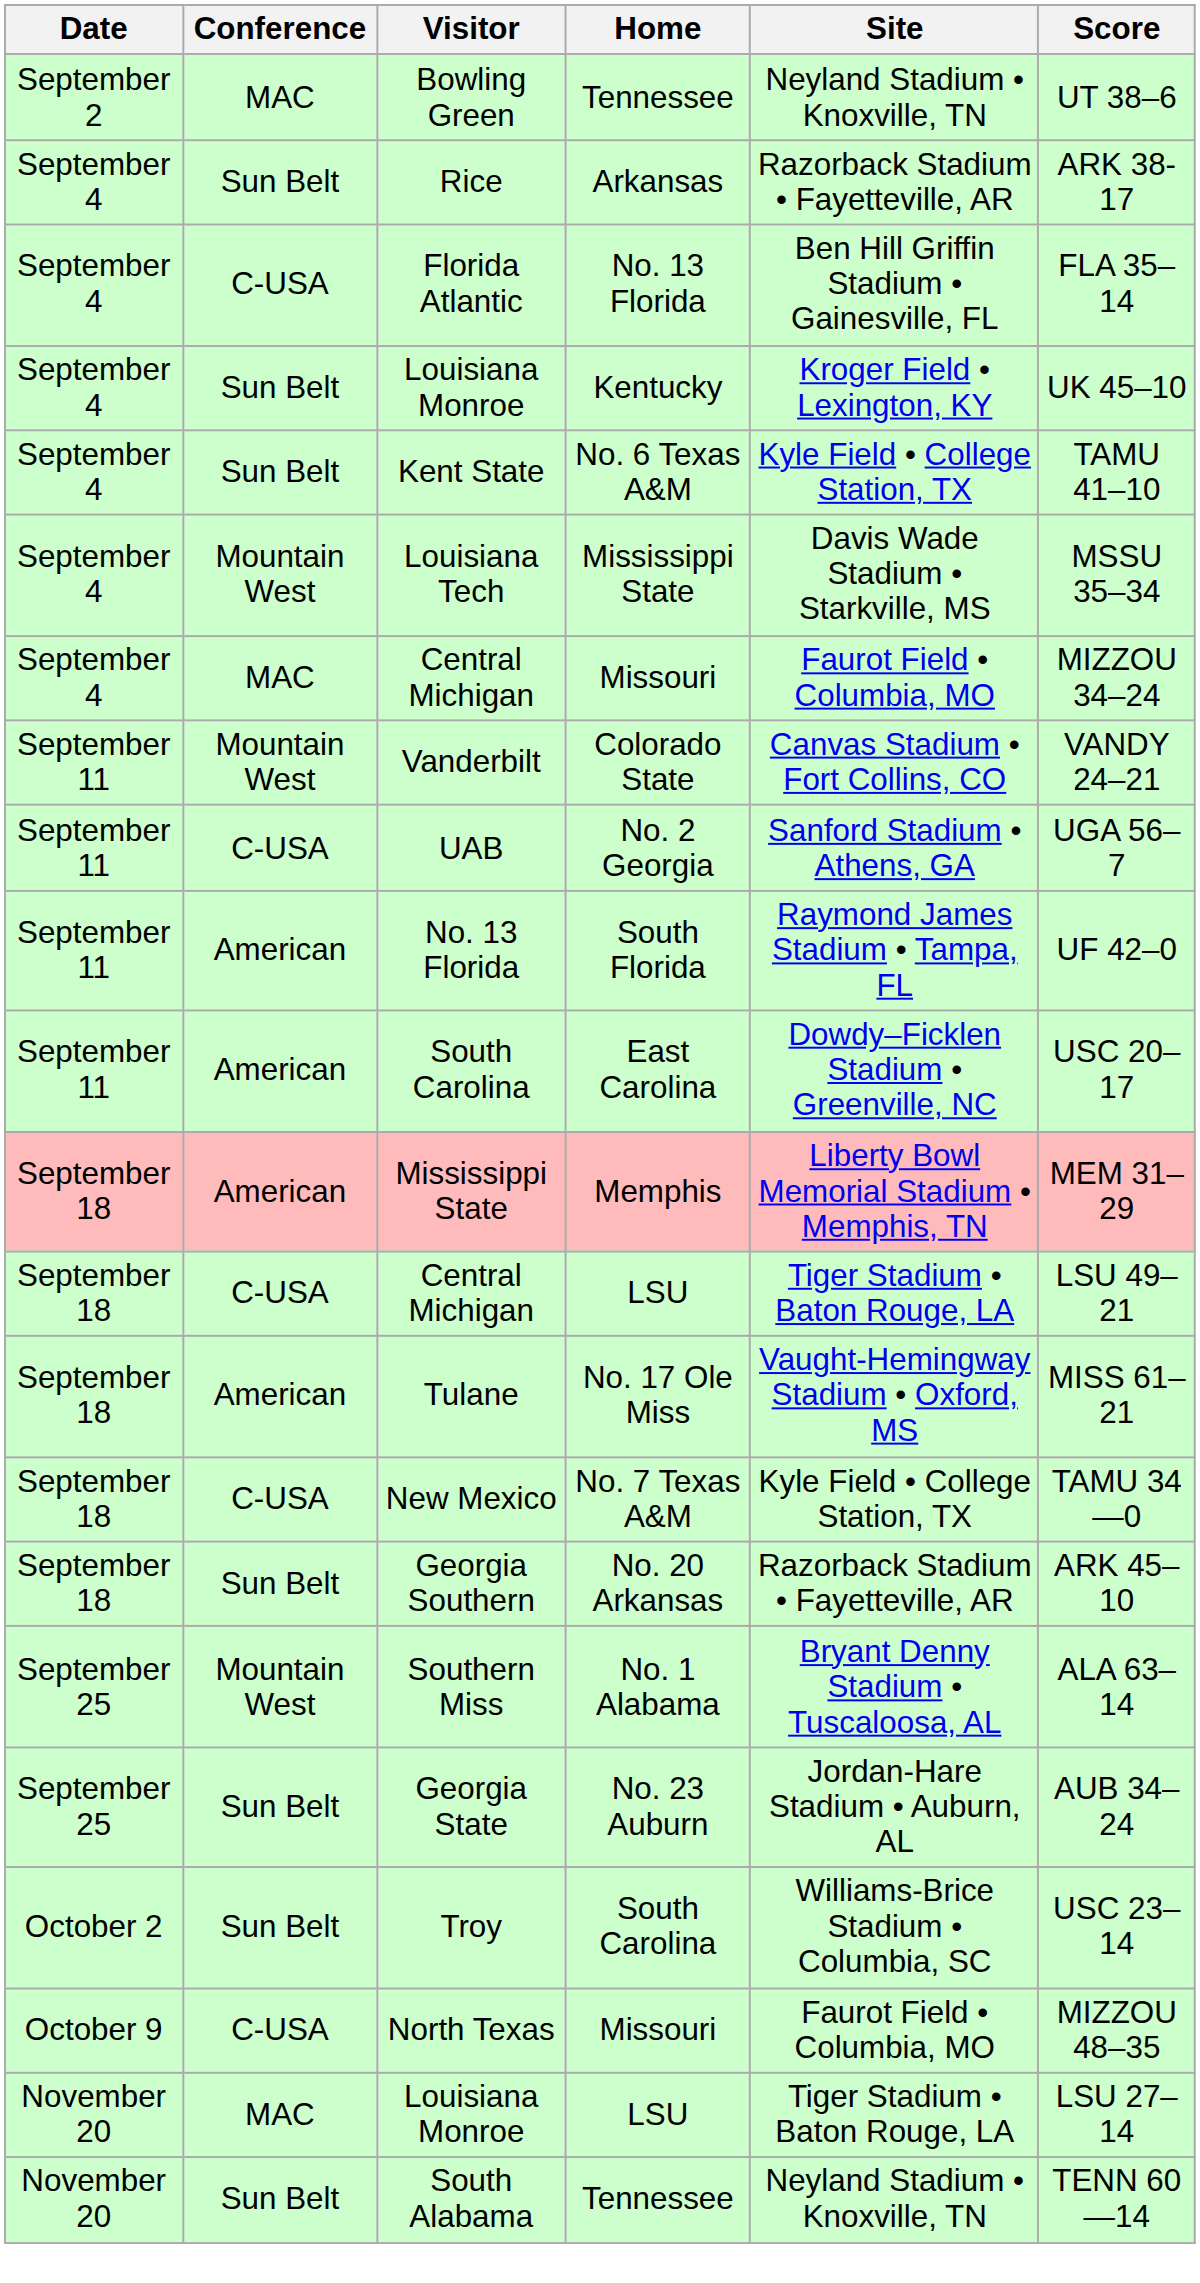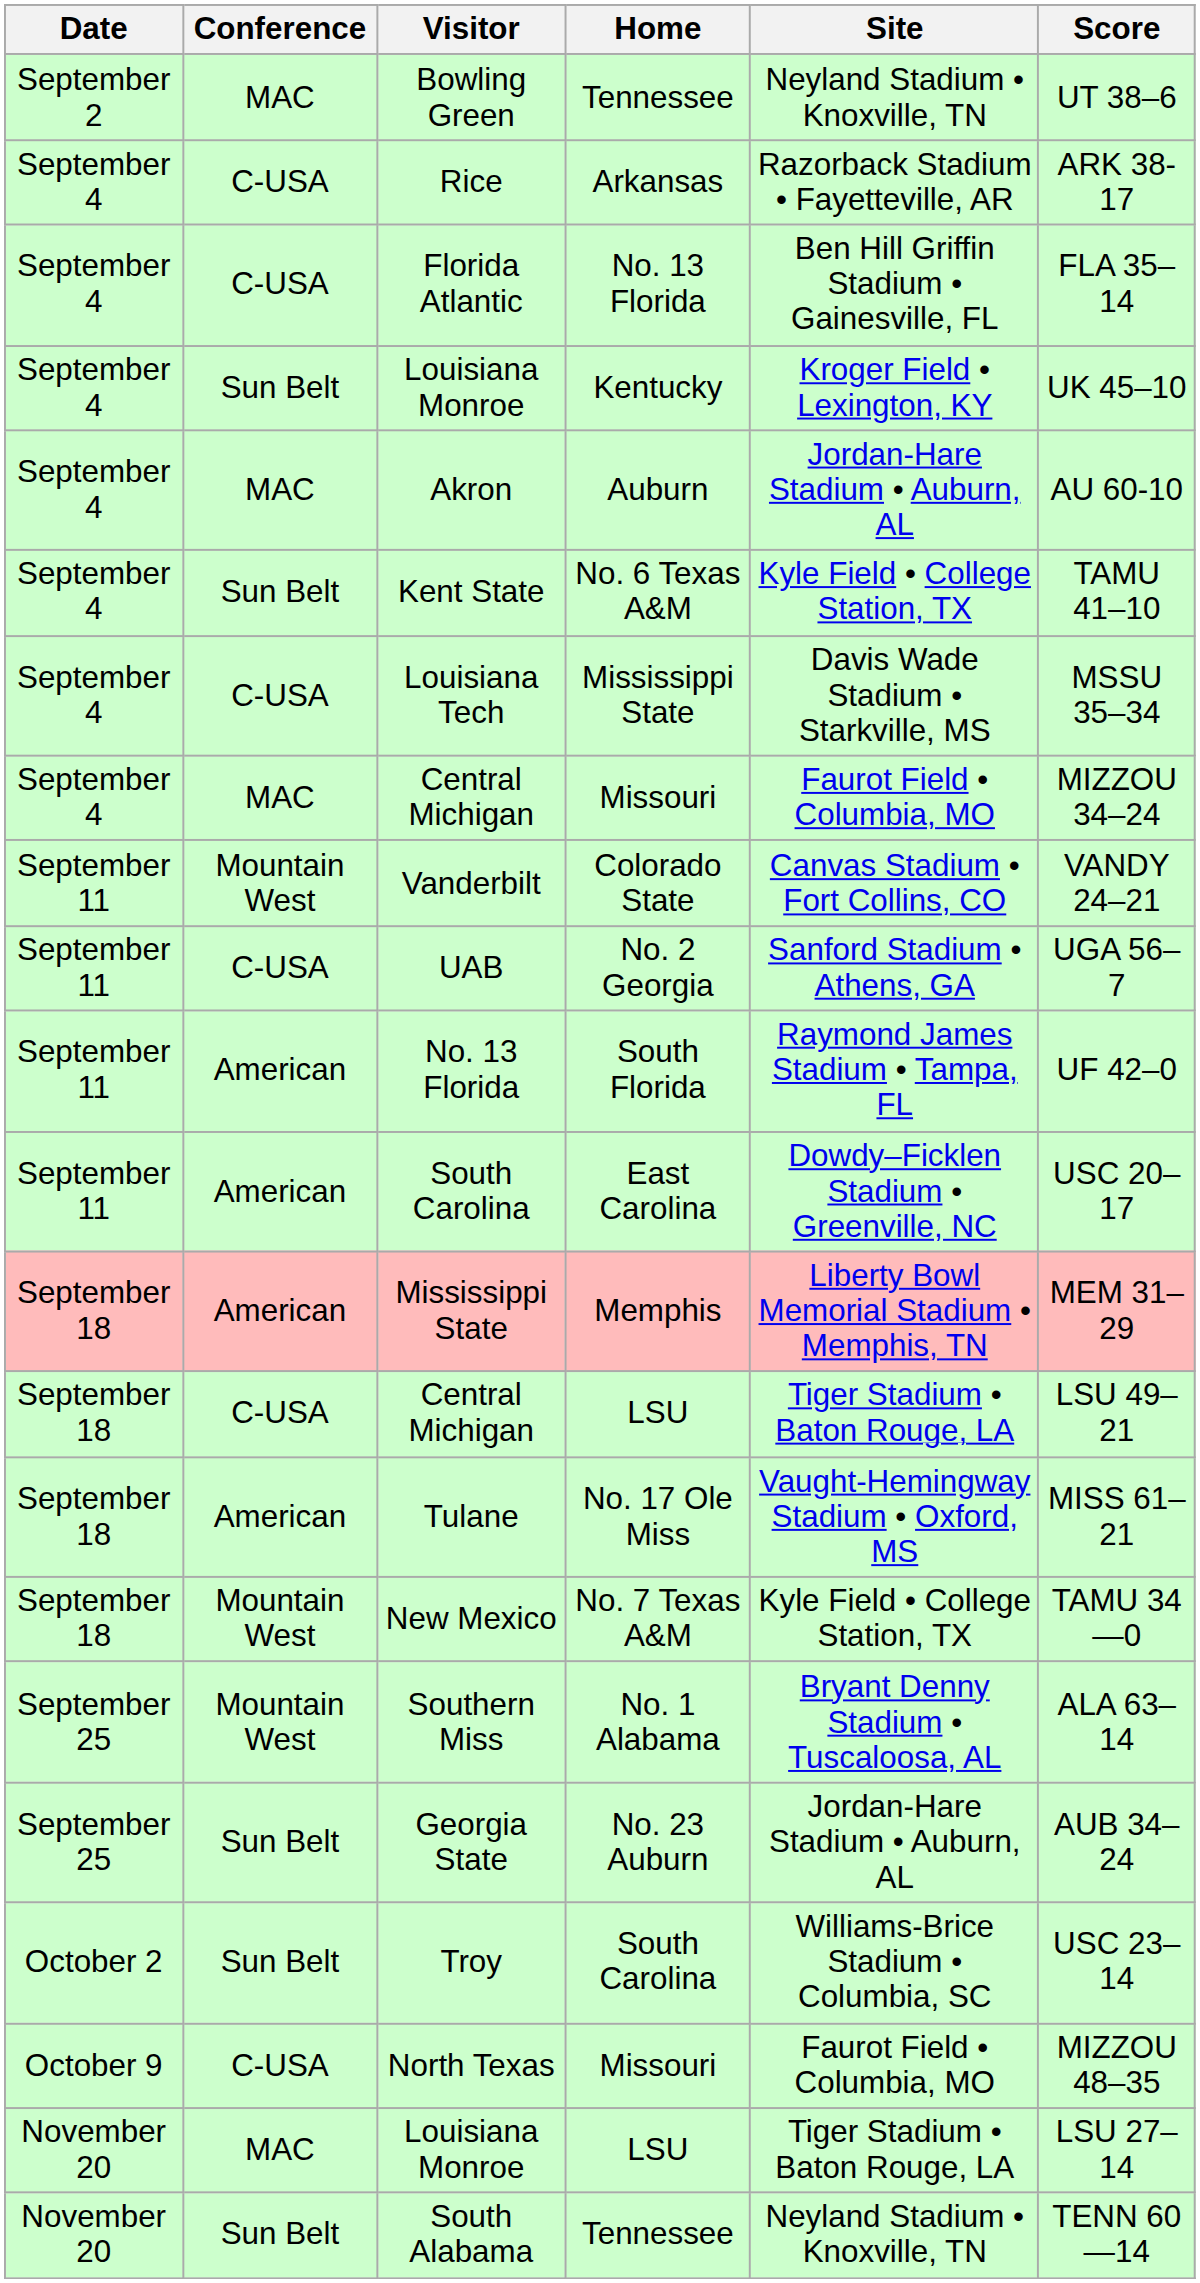(280, 181) Sun Belt -> (280, 181) C-USA
+ row: (471, 489)
(280, 574) Mountain West -> (280, 695) C-USA
(280, 1498) C-USA -> (280, 1618) Mountain West
- row: (471, 1583)
